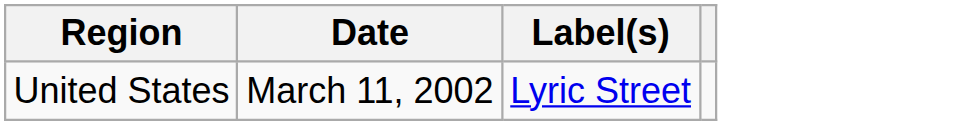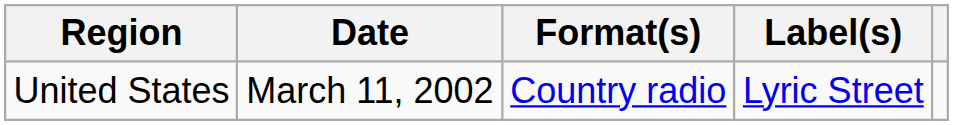+ column: (618, 33)
